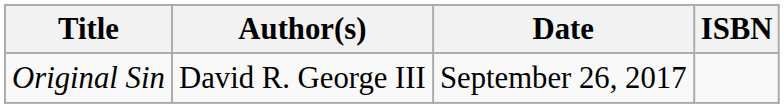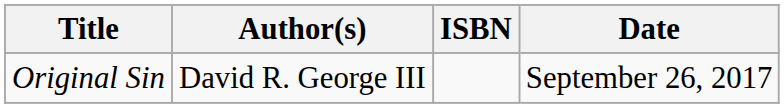columns swapped: (563, 28) <-> (737, 28)
